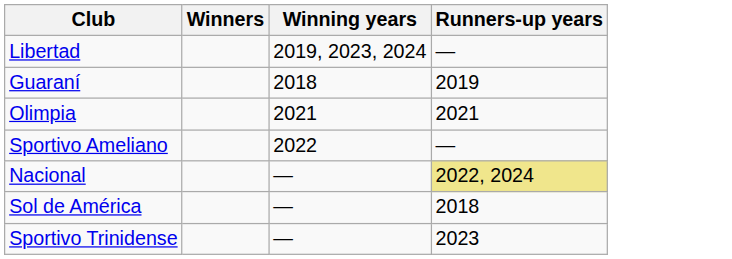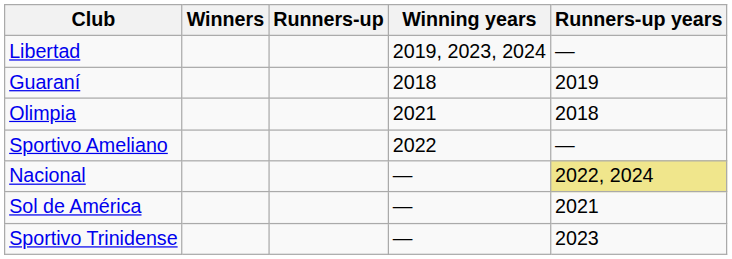+ column: (328, 20)
(457, 113) 2021 -> (577, 113) 2018
(457, 207) 2018 -> (577, 207) 2021
